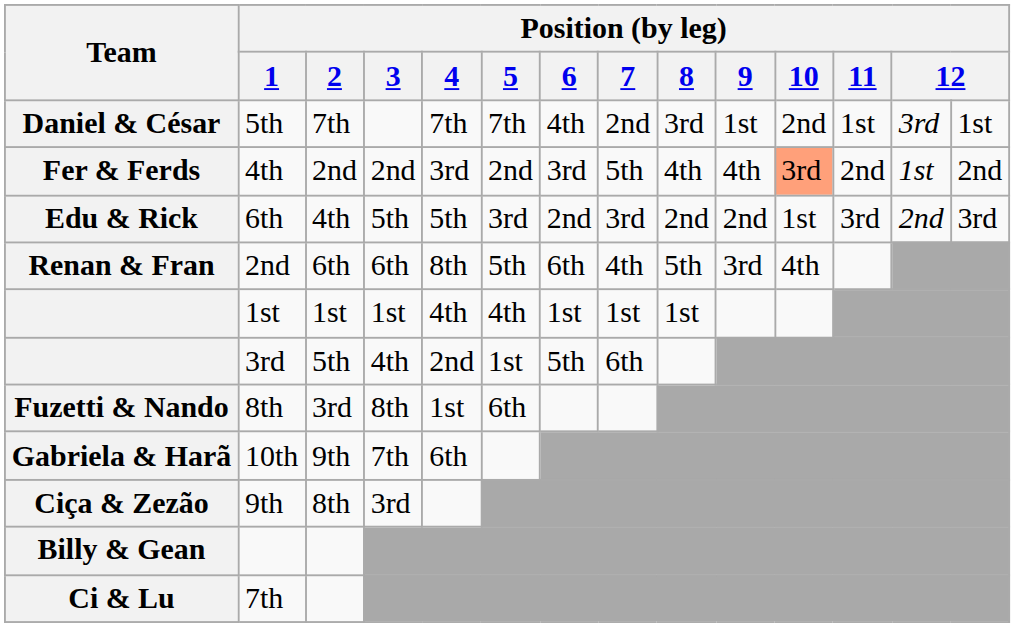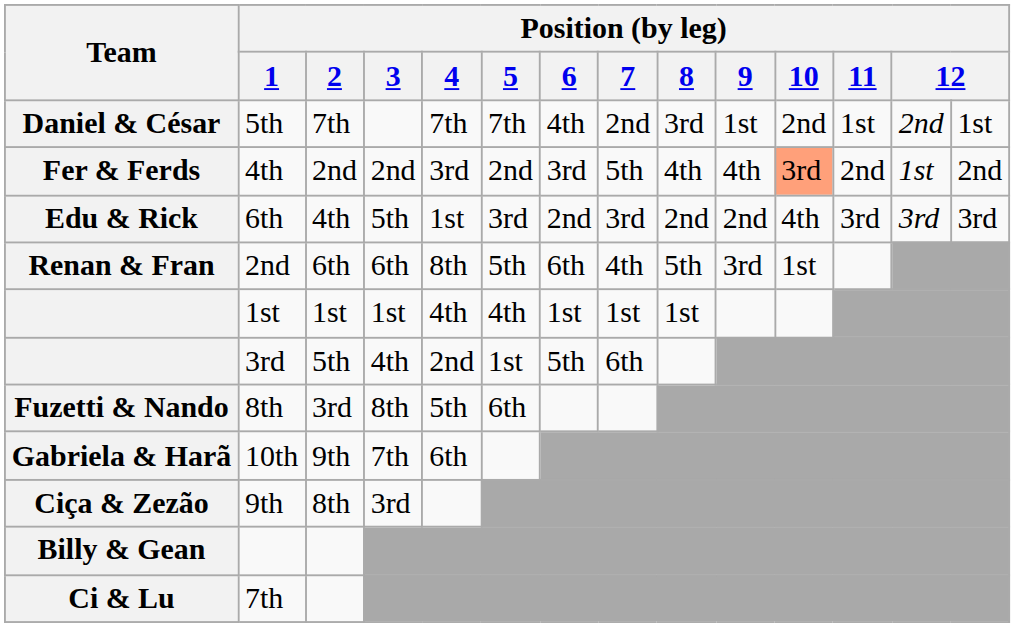(919, 123) 3rd -> (921, 123) 2nd
(448, 218) 5th -> (447, 218) 1st
(799, 218) 1st -> (800, 218) 4th
(921, 218) 2nd -> (919, 218) 3rd
(800, 265) 4th -> (799, 265) 1st
(447, 407) 1st -> (448, 407) 5th
